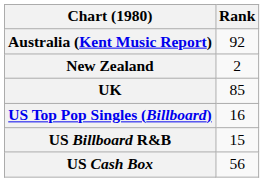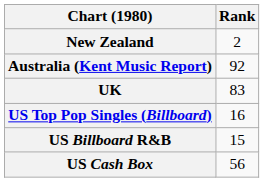rows swapped: (110, 41) <-> (110, 66)
(237, 90) 85 -> (237, 90) 83
